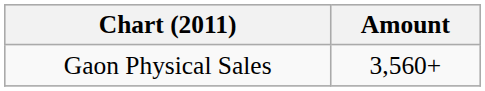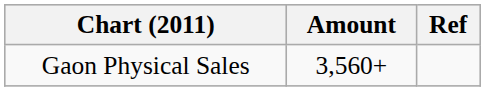+ column: (448, 24)
